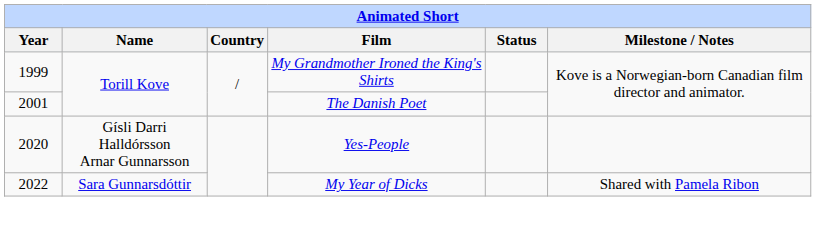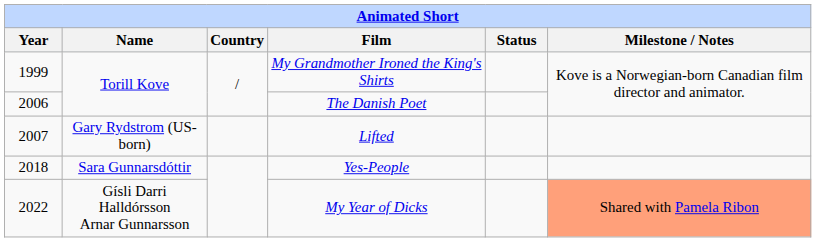(33, 103) 2001 -> (33, 103) 2006
+ row: (376, 135)
(33, 144) 2020 -> (33, 167) 2018
(135, 144) Gísli Darri Halldórsson Arnar Gunnarsson -> (135, 167) Sara Gunnarsdóttir
(135, 184) Sara Gunnarsdóttir -> (135, 208) Gísli Darri Halldórsson Arnar Gunnarsson
(679, 184) no background -> (679, 208) lightsalmon background
